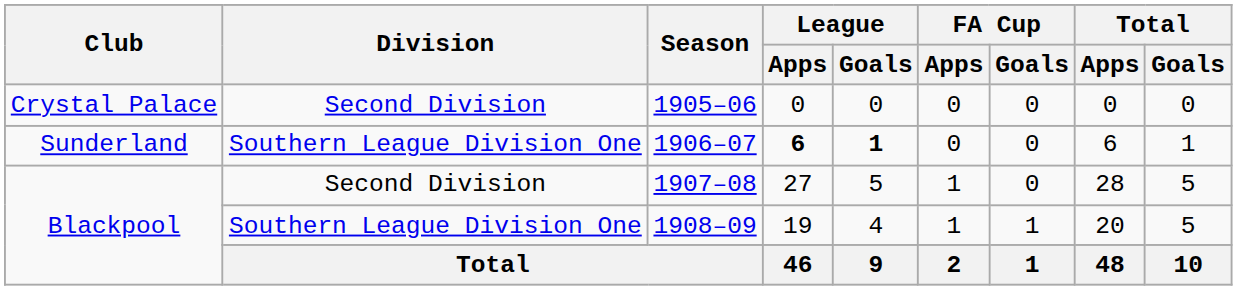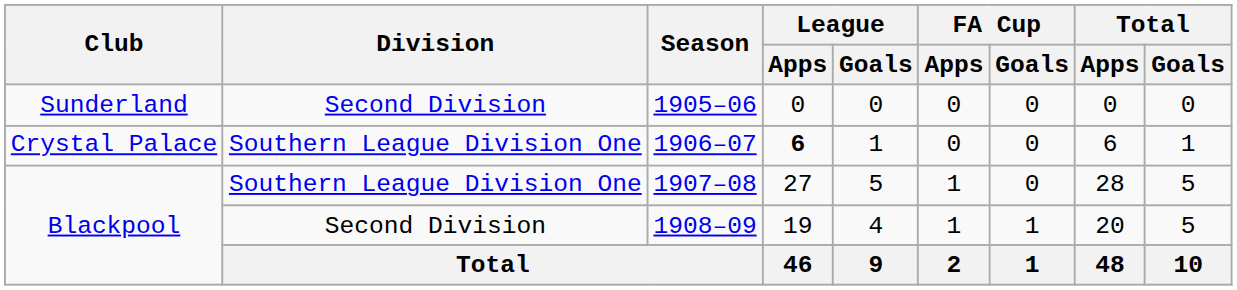(114, 105) Crystal Palace -> (114, 105) Sunderland
(114, 145) Sunderland -> (114, 145) Crystal Palace
(876, 145) bold -> (876, 145) normal
(435, 185) Second Division -> (435, 185) Southern League Division One
(435, 225) Southern League Division One -> (435, 225) Second Division
